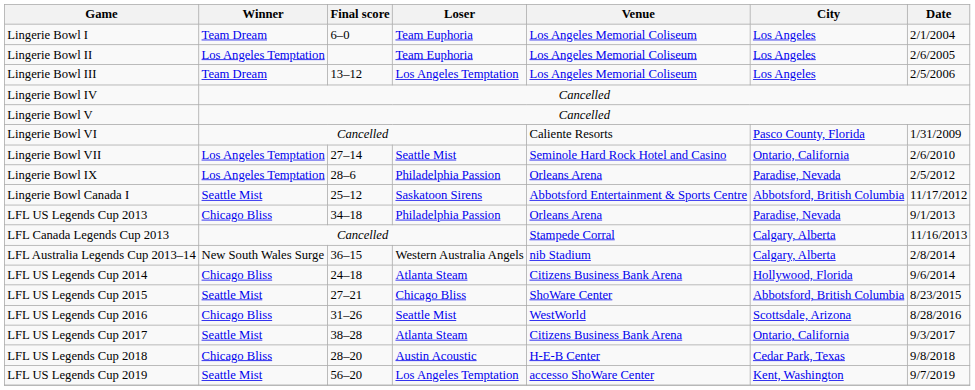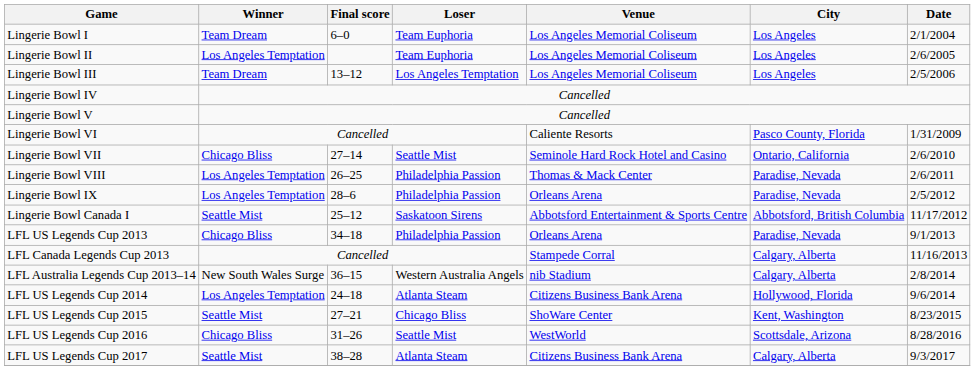(263, 154) Los Angeles Temptation -> (237, 154) Chicago Bliss
+ row: (56, 174)
(237, 275) Chicago Bliss -> (263, 295) Los Angeles Temptation
(829, 295) Abbotsford, British Columbia -> (798, 315) Kent, Washington
(801, 335) Ontario, California -> (794, 355) Calgary, Alberta
- row: (77, 355)
- row: (77, 375)
